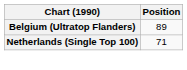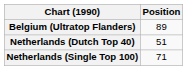+ row: (72, 42)
